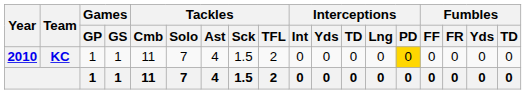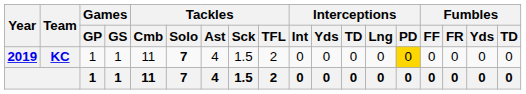(22, 57) 2010 -> (22, 57) 2019
(184, 57) normal -> (184, 57) bold
